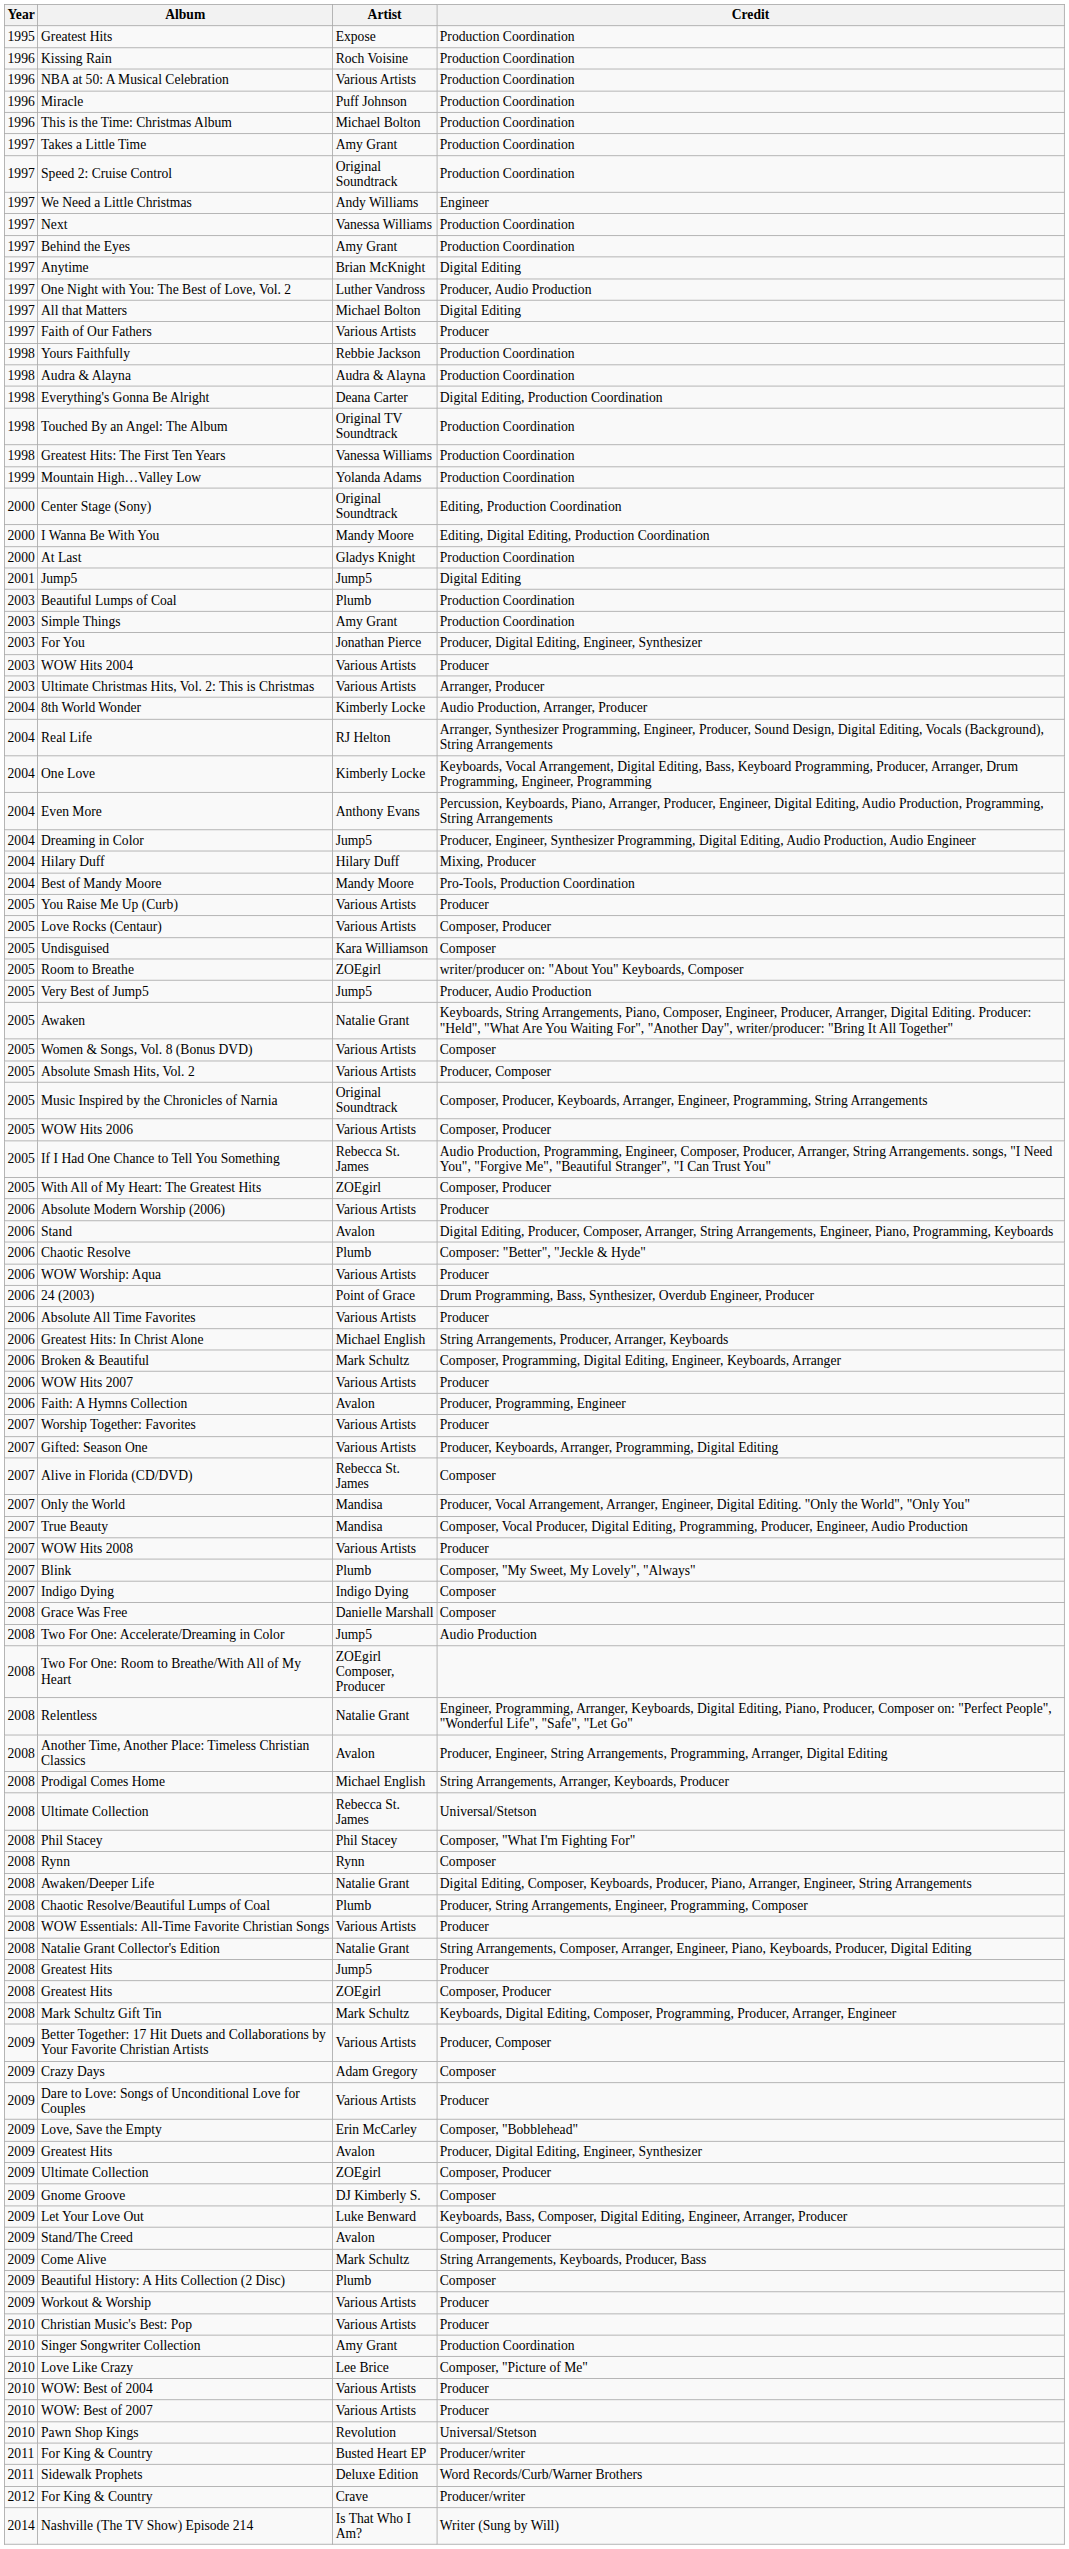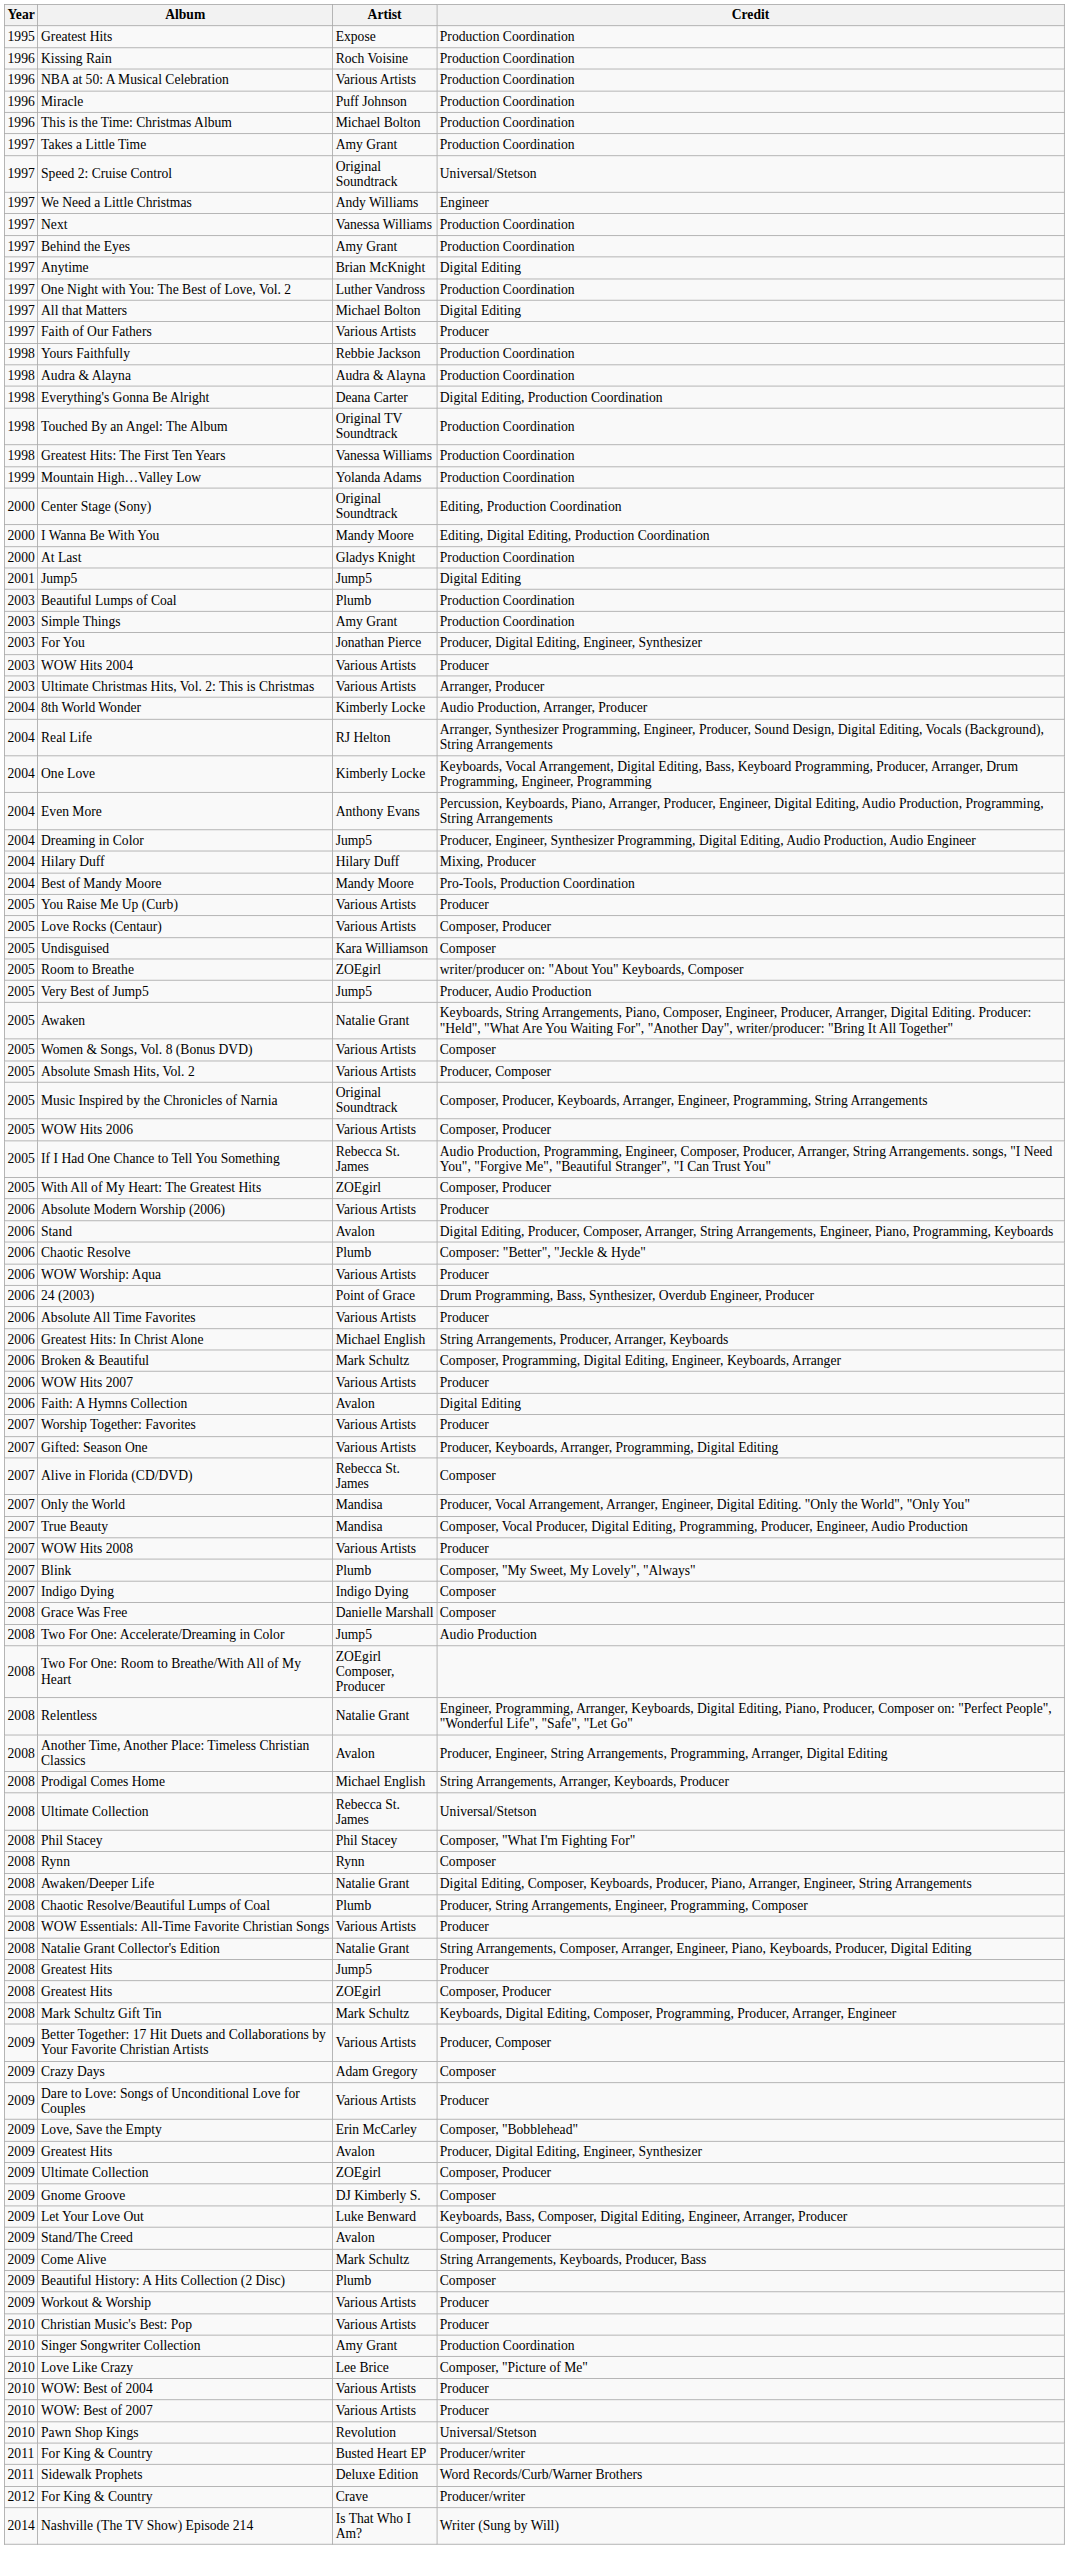(507, 173) Production Coordination -> (488, 173) Universal/Stetson
(516, 289) Producer, Audio Production -> (507, 289) Production Coordination
(533, 1403) Producer, Programming, Engineer -> (480, 1403) Digital Editing
